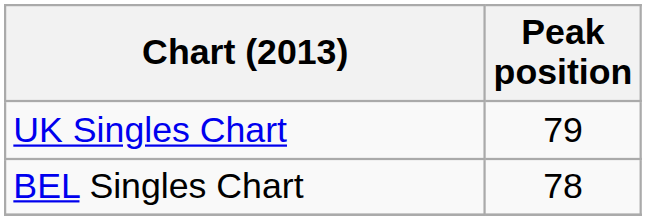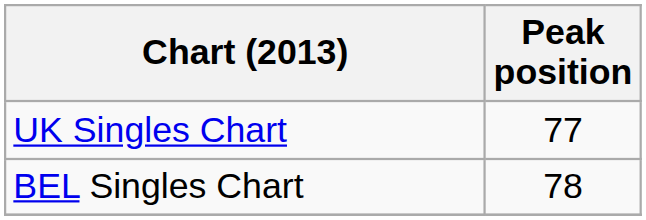(563, 129) 79 -> (563, 129) 77
